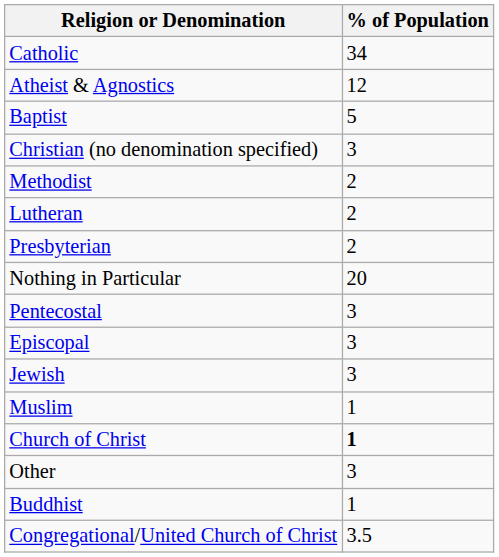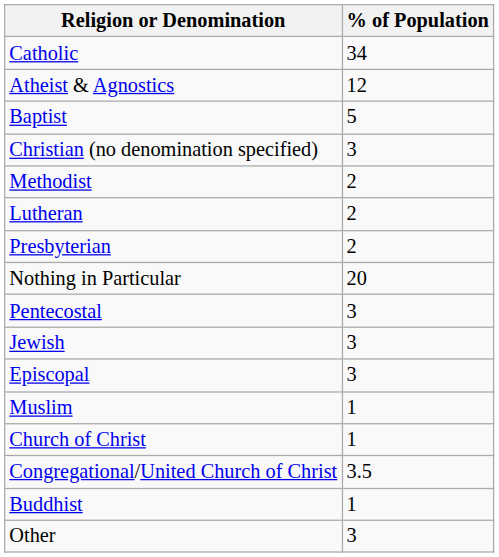rows swapped: (49, 342) <-> (37, 375)
(352, 439) bold -> (352, 439) normal
rows swapped: (173, 536) <-> (32, 471)
